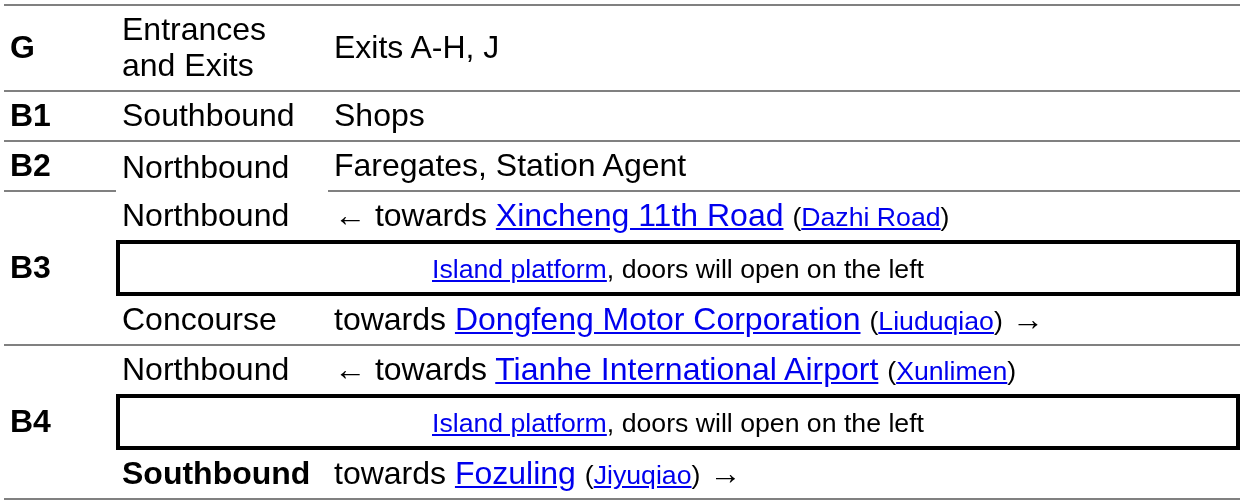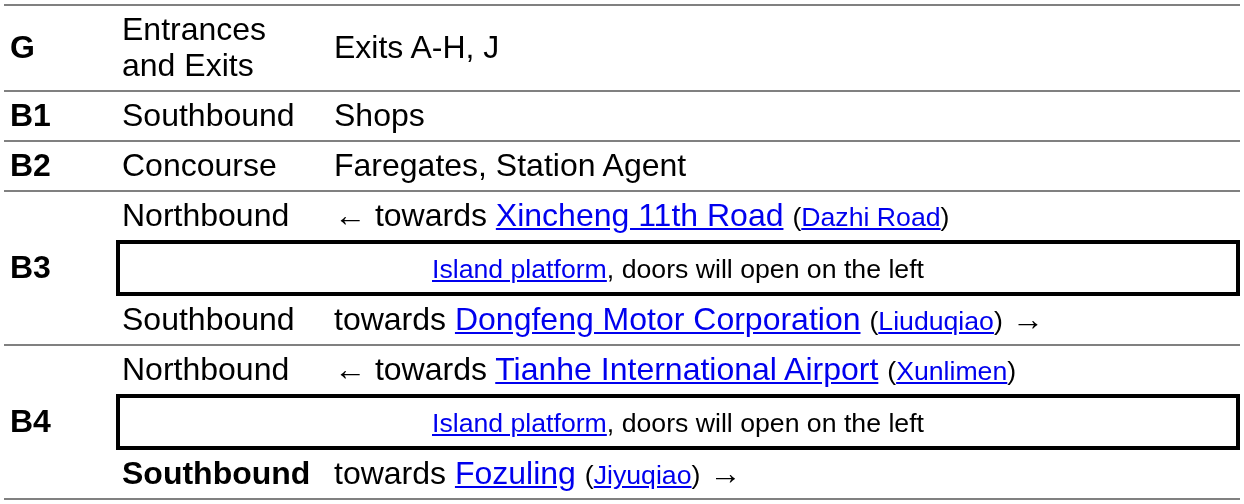(206, 166) Northbound -> (199, 165) Concourse
(199, 319) Concourse -> (208, 319) Southbound
